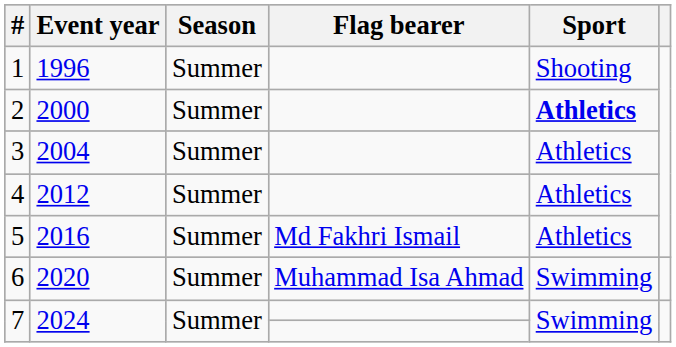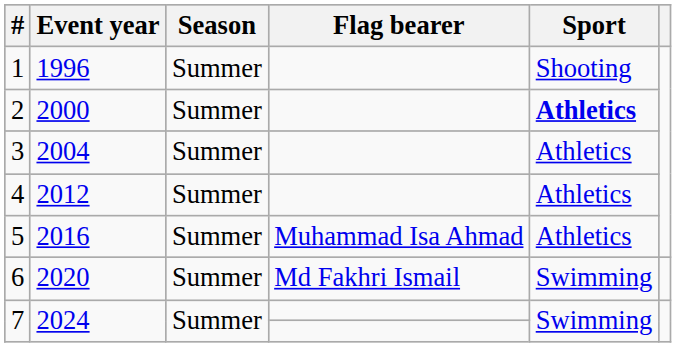(367, 236) Md Fakhri Ismail -> (399, 236) Muhammad Isa Ahmad
(399, 278) Muhammad Isa Ahmad -> (367, 278) Md Fakhri Ismail
